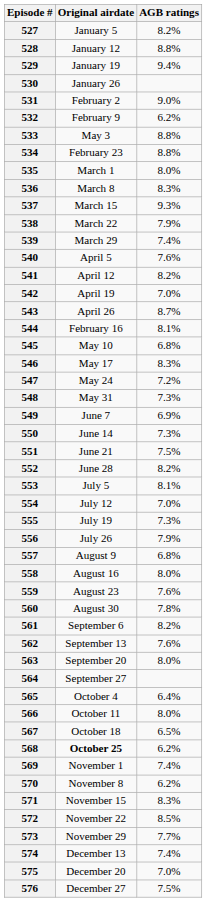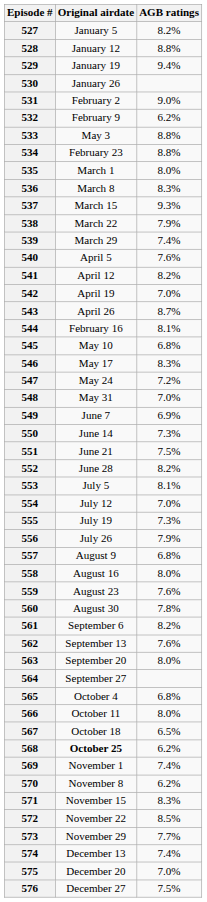(169, 398) 7.3% -> (169, 398) 7.0%
(169, 696) 6.4% -> (169, 696) 6.8%
